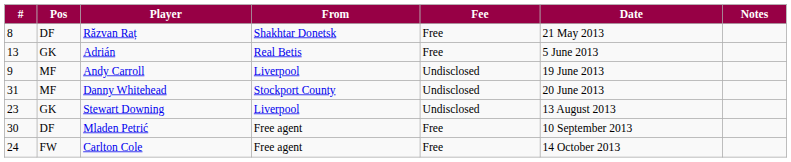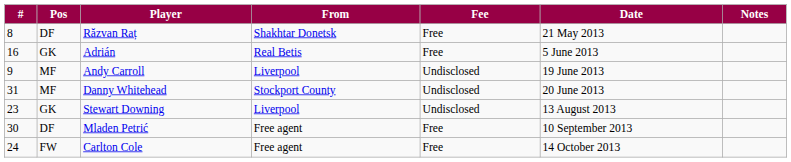(13, 52) 13 -> (13, 52) 16
